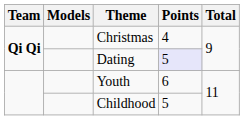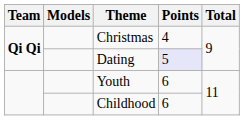(165, 103) 5 -> (165, 103) 6
